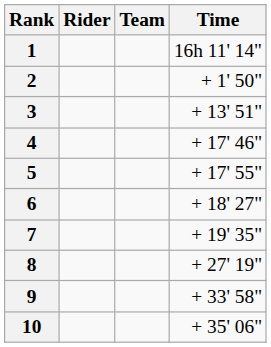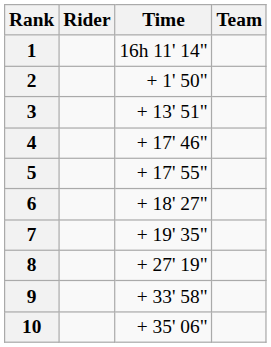columns swapped: (142, 19) <-> (218, 19)
